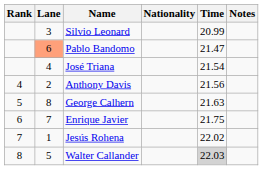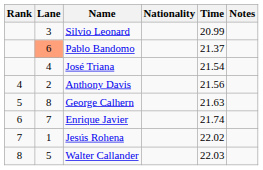(212, 49) 21.47 -> (212, 49) 21.37
(212, 120) 21.75 -> (212, 120) 21.74
(212, 155) lightgrey background -> (212, 155) no background
